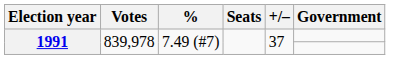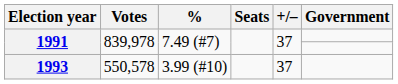+ row: (52, 66)
